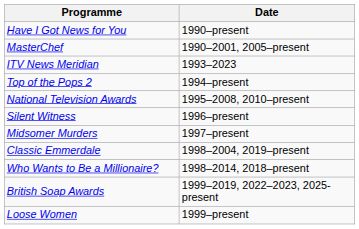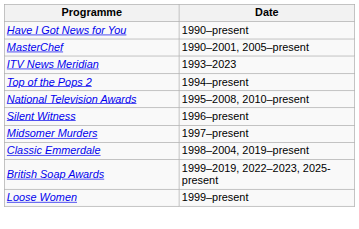- row: (83, 168)
